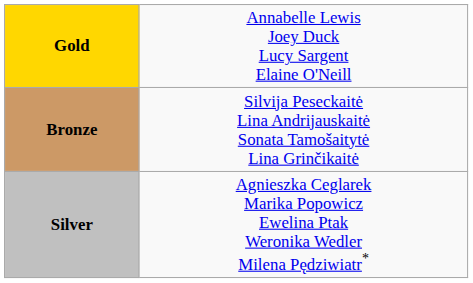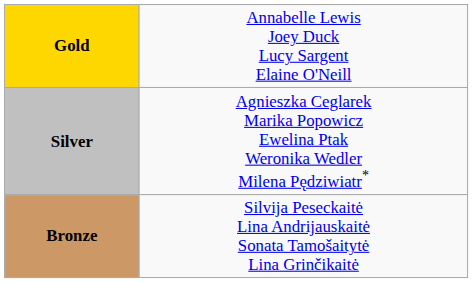rows swapped: (72, 224) <-> (72, 129)
